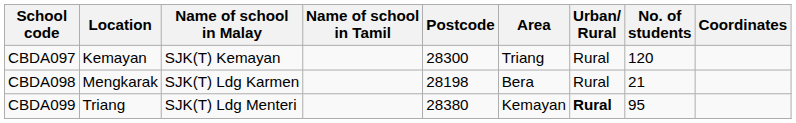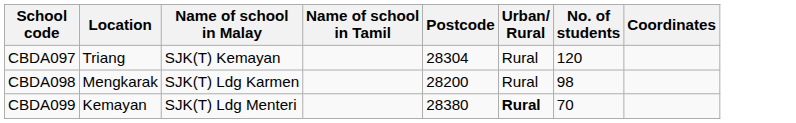- column: (534, 25)
(115, 57) Kemayan -> (104, 57) Triang
(447, 57) 28300 -> (447, 57) 28304
(447, 81) 28198 -> (447, 81) 28200
(637, 81) 21 -> (565, 81) 98
(104, 105) Triang -> (115, 105) Kemayan
(637, 105) 95 -> (565, 105) 70
